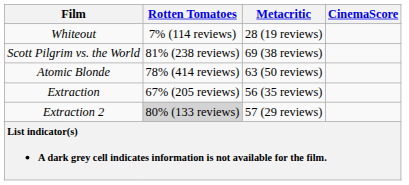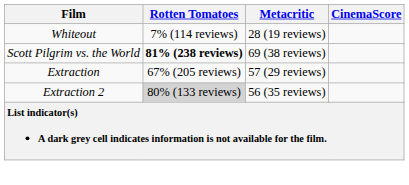(192, 53) normal -> (194, 53) bold
- row: (74, 72)
(284, 92) 56 (35 reviews) -> (287, 72) 57 (29 reviews)
(284, 111) 57 (29 reviews) -> (287, 92) 56 (35 reviews)
